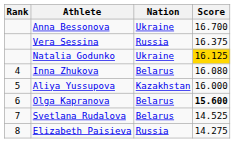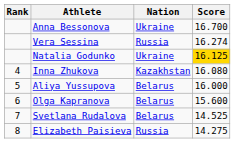(211, 41) 16.375 -> (211, 41) 16.274
(155, 71) Belarus -> (163, 71) Kazakhstan
(163, 86) Kazakhstan -> (155, 86) Belarus
(211, 101) bold -> (211, 101) normal
